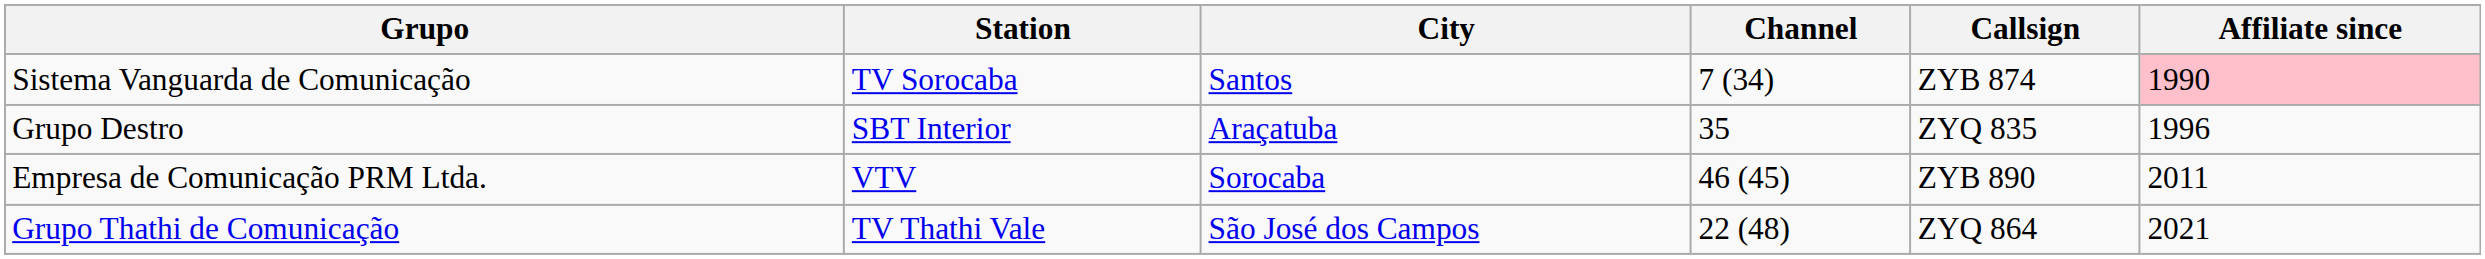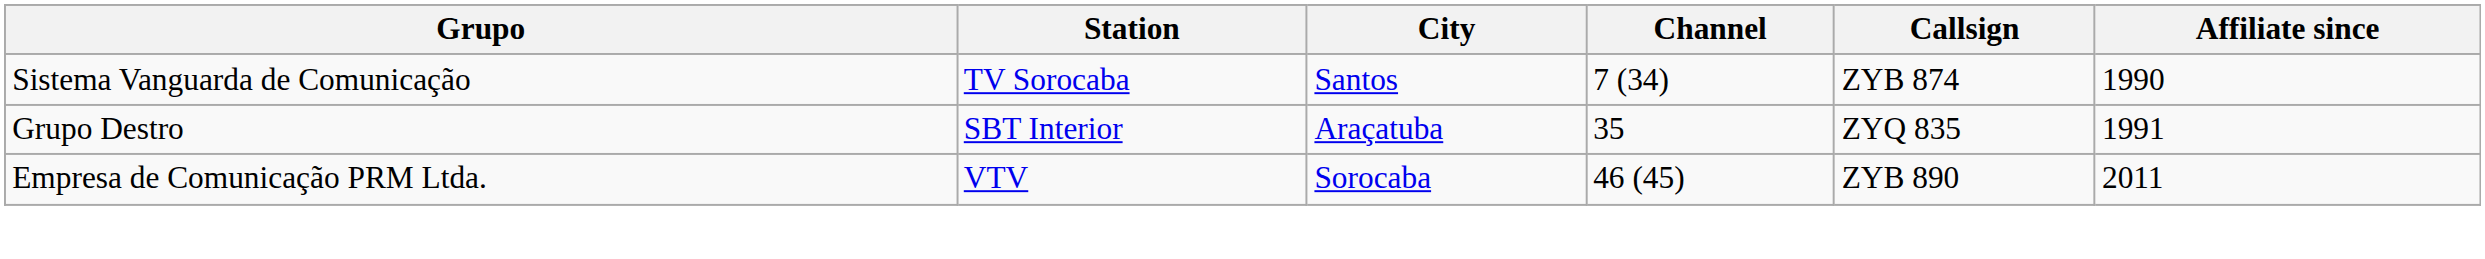(2179, 79) pink background -> (2133, 79) no background
(2179, 128) 1996 -> (2133, 128) 1991
- row: (206, 228)
